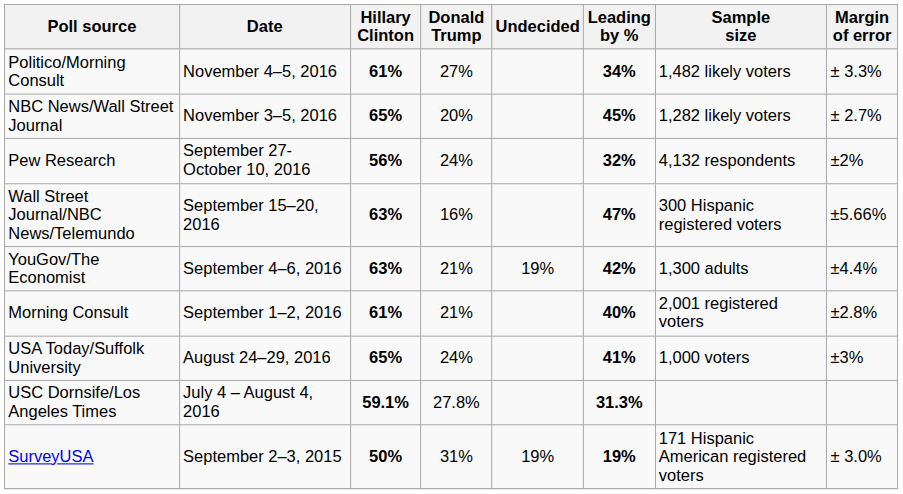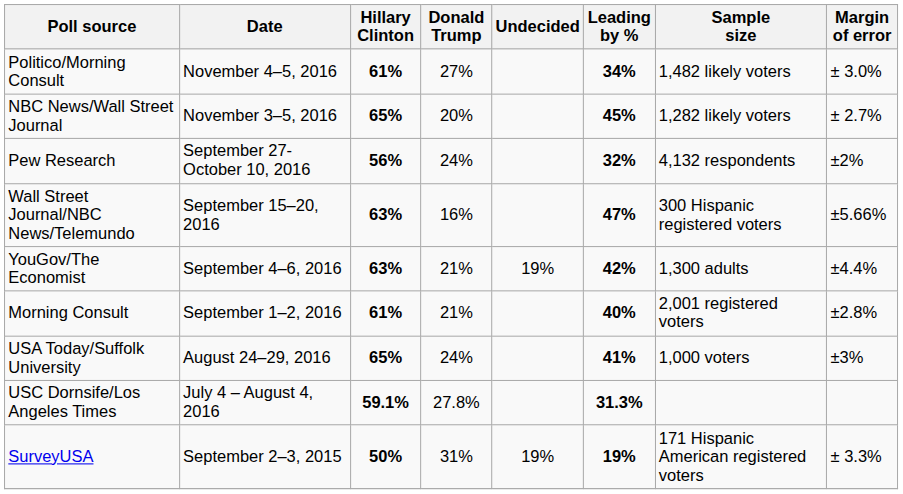(856, 71) ± 3.3% -> (856, 71) ± 3.0%
(856, 456) ± 3.0% -> (856, 456) ± 3.3%
